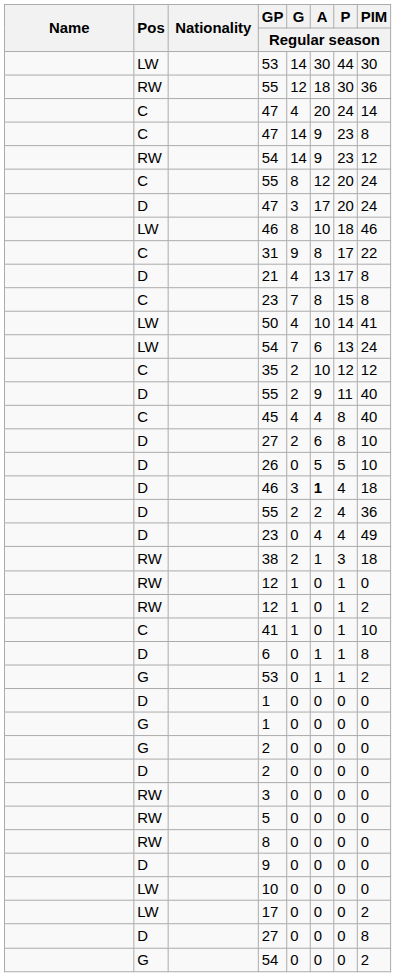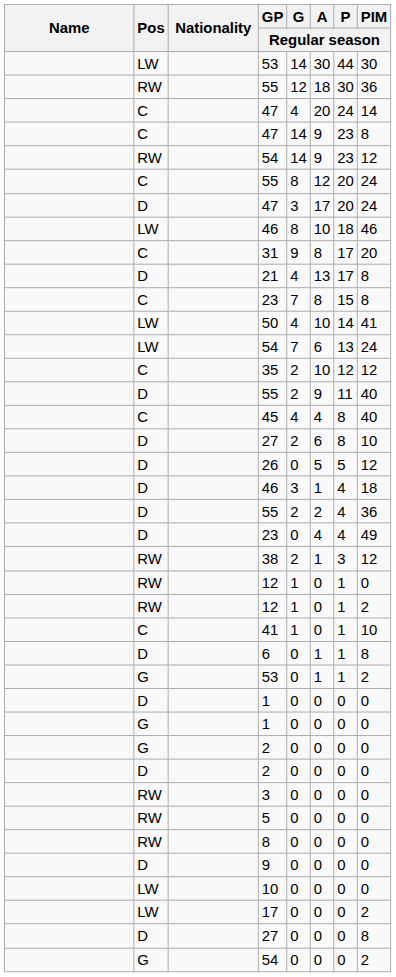(369, 252) 22 -> (369, 252) 20
(369, 465) 10 -> (369, 465) 12
(318, 488) bold -> (318, 488) normal
(369, 559) 18 -> (369, 559) 12
